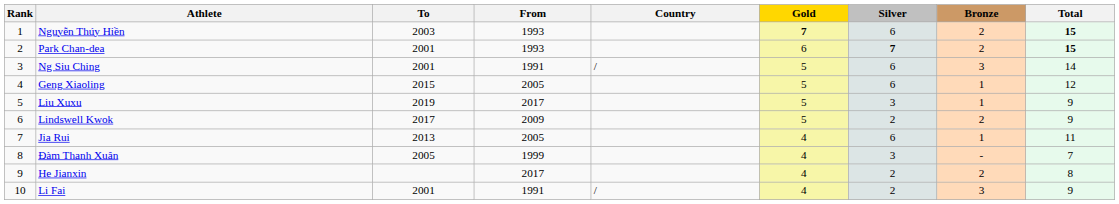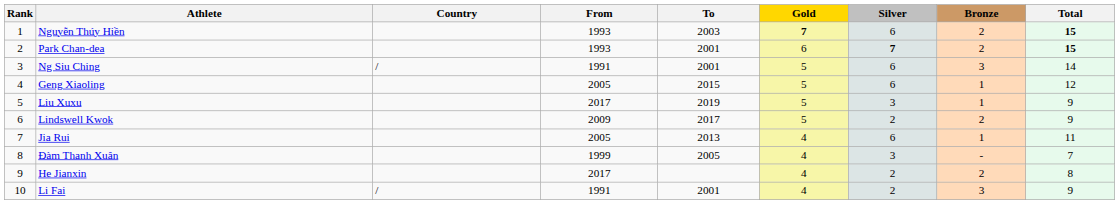columns swapped: (675, 13) <-> (424, 13)
